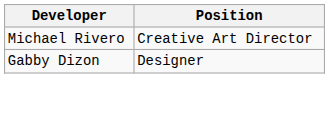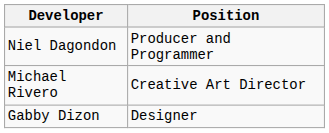+ row: (62, 47)
